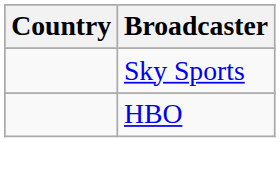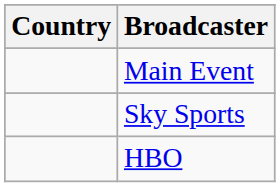+ row: (189, 70)
